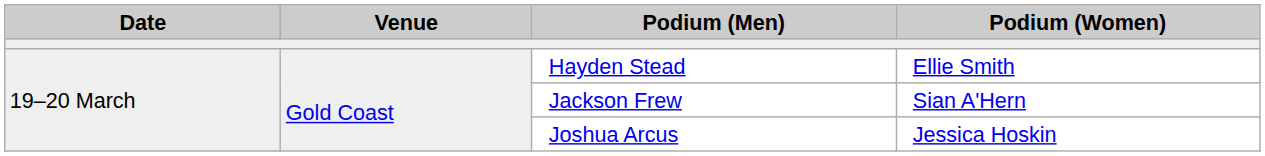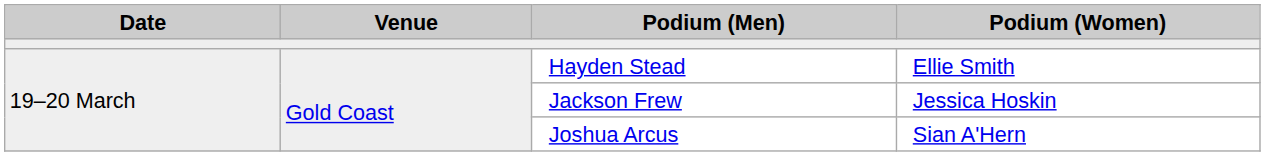(963, 100) Sian A'Hern -> (979, 100) Jessica Hoskin
(979, 135) Jessica Hoskin -> (963, 135) Sian A'Hern
